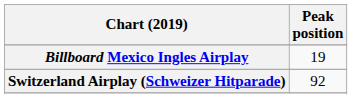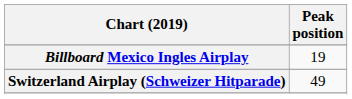(318, 81) 92 -> (318, 81) 49
